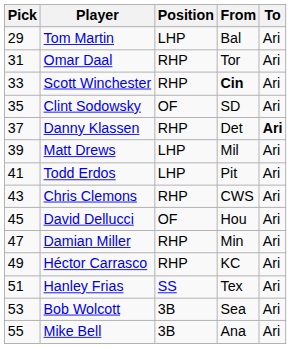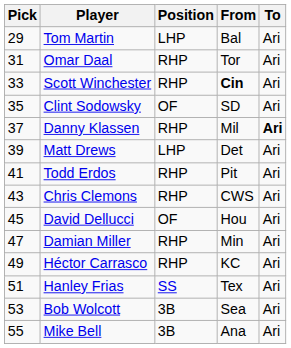(232, 128) Det -> (230, 128) Mil
(230, 151) Mil -> (232, 151) Det
(172, 173) LHP -> (173, 173) RHP
